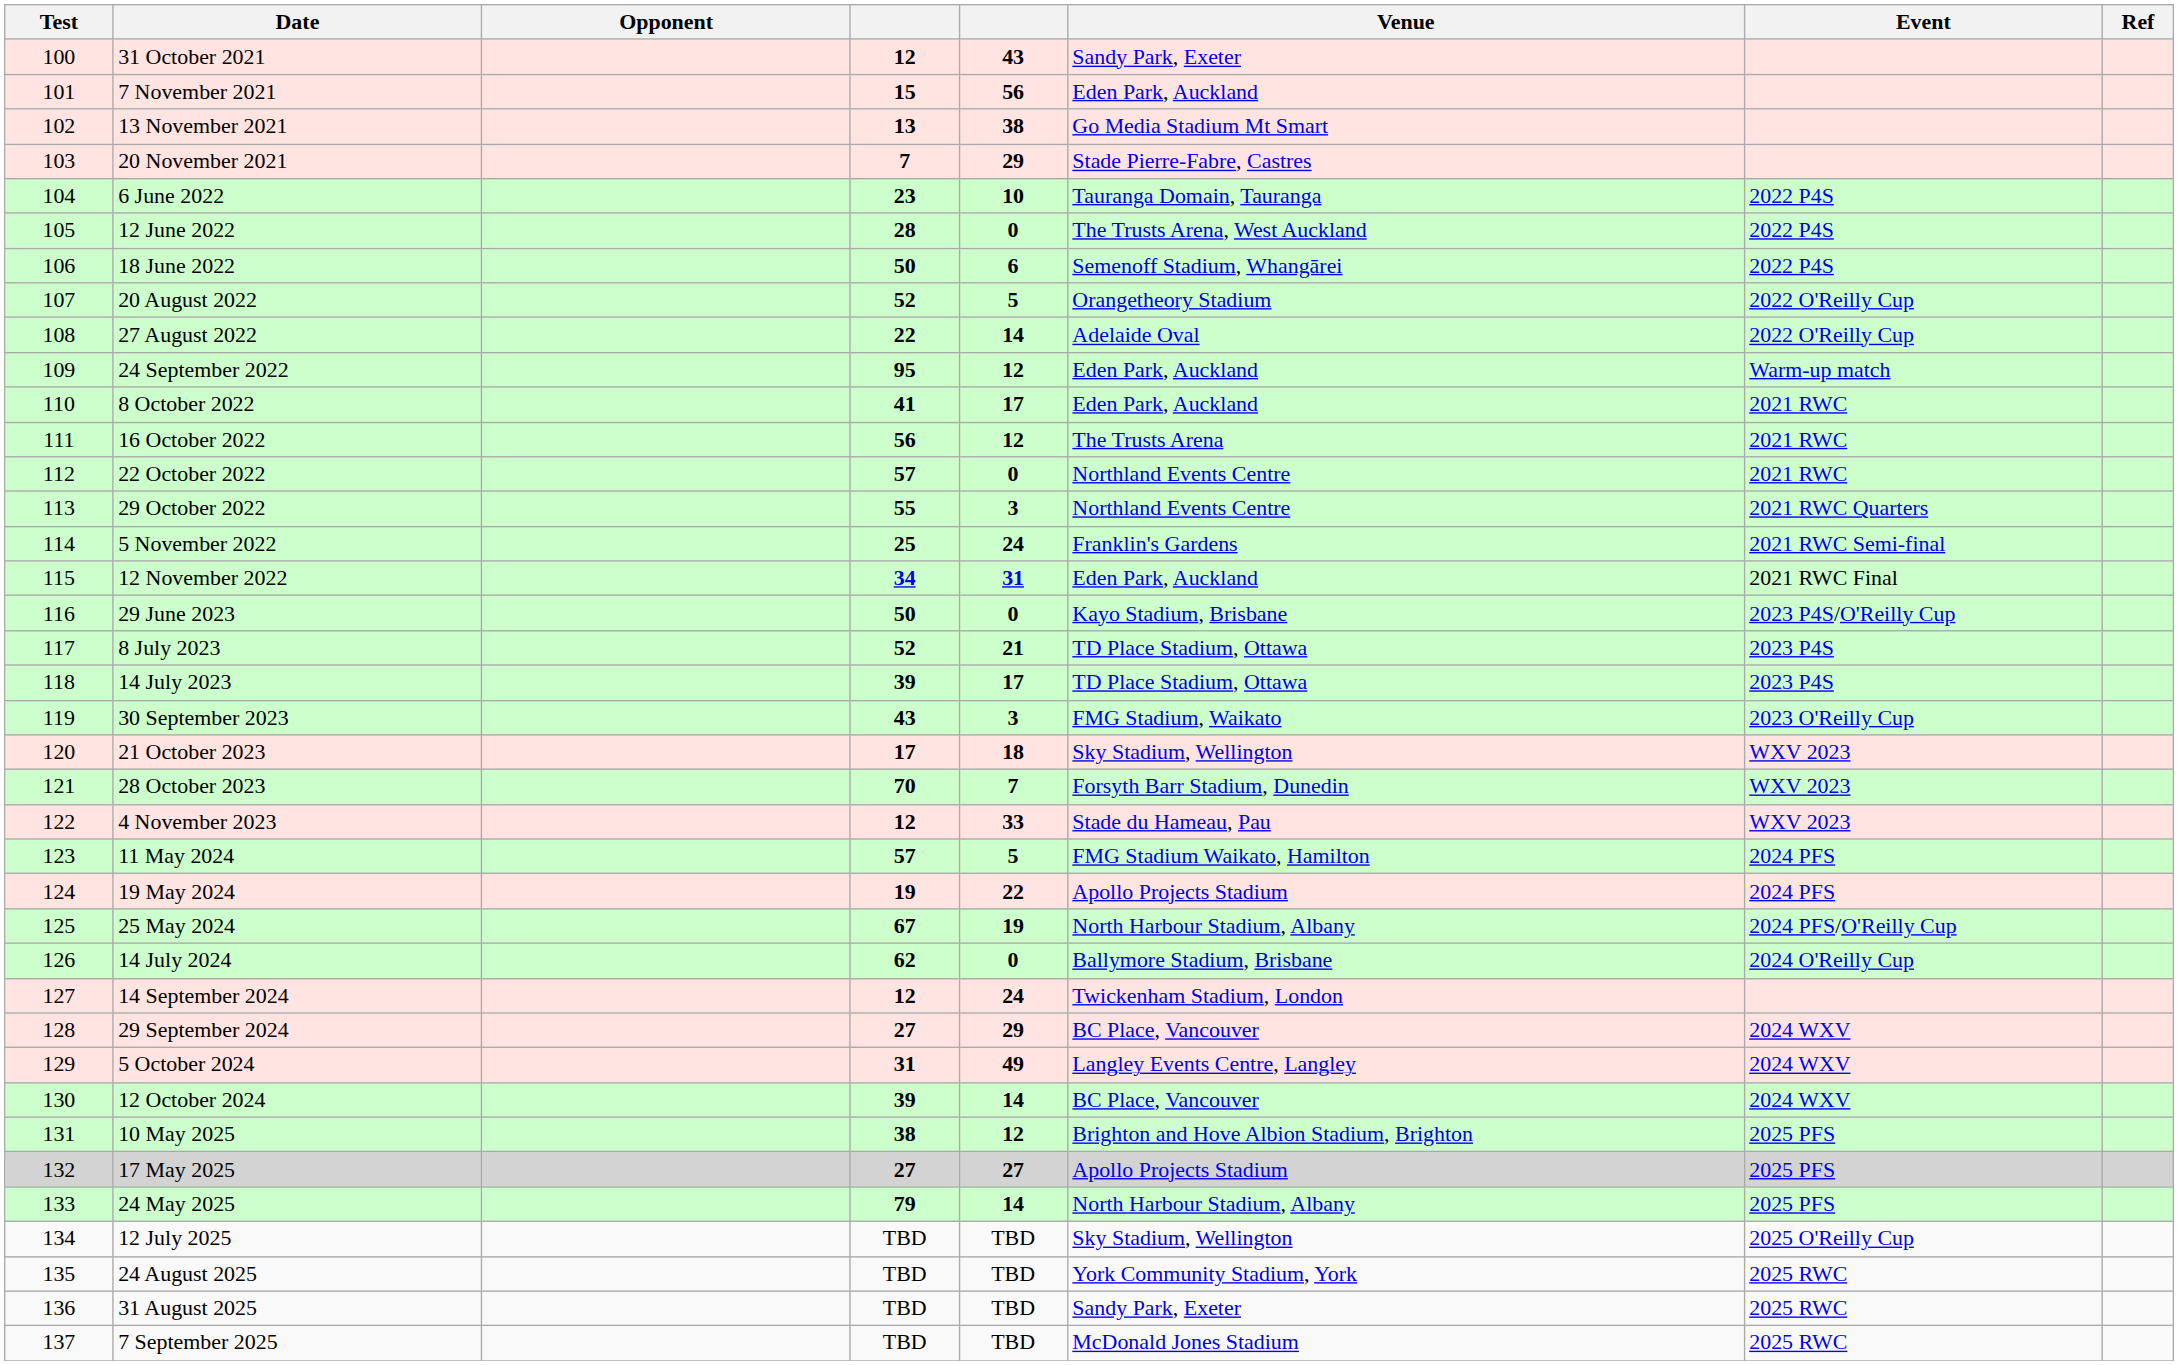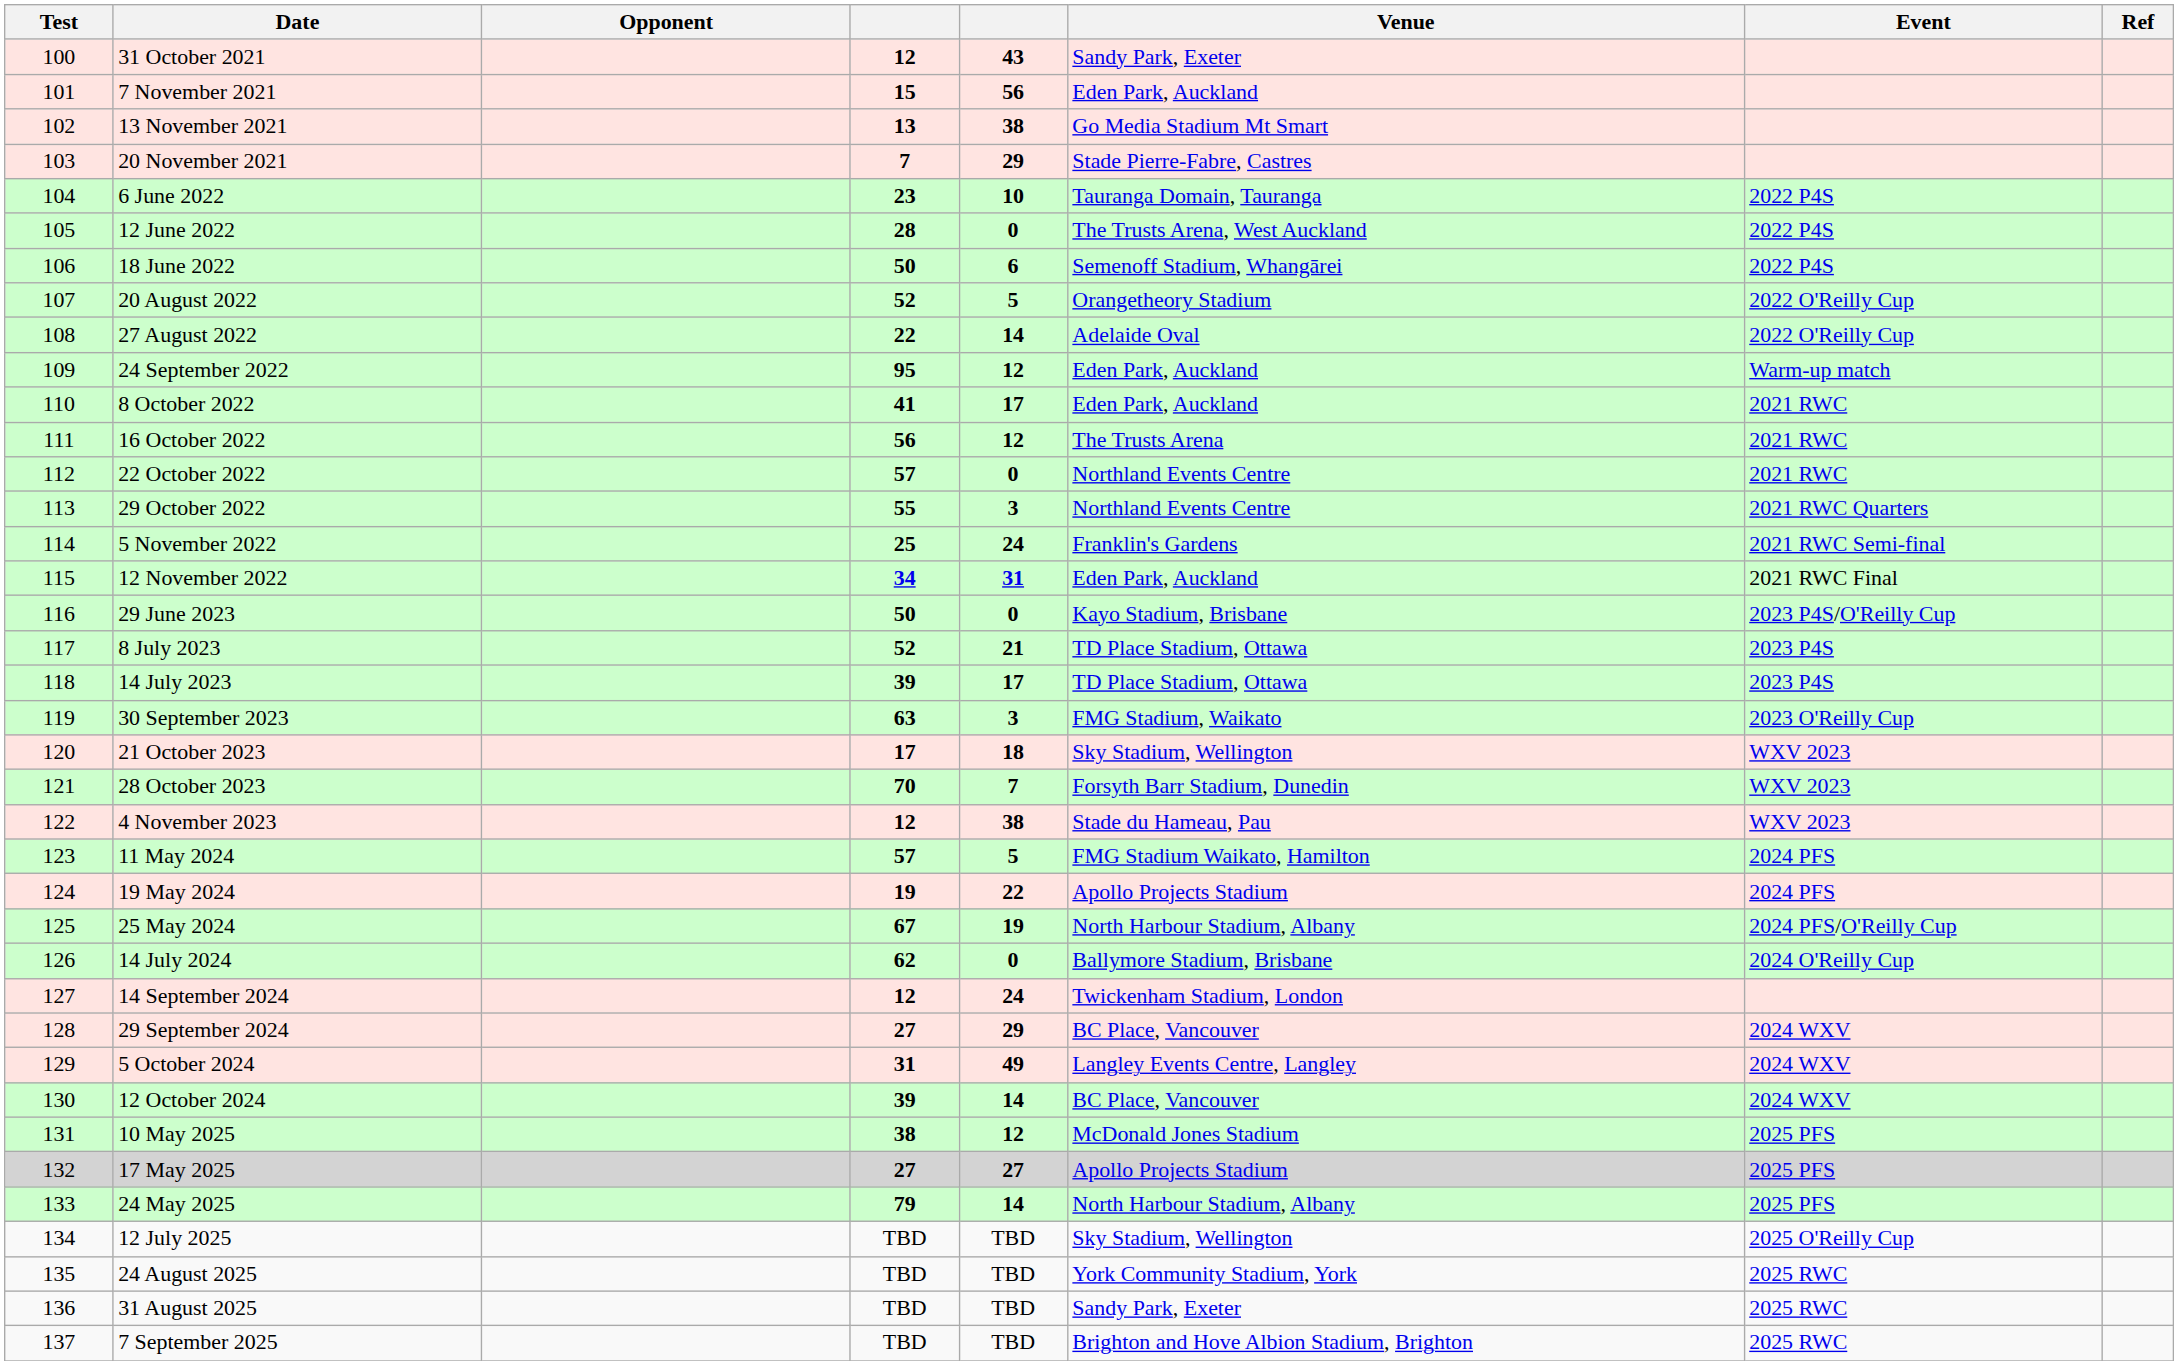(905, 717) 43 -> (905, 717) 63
(1013, 821) 33 -> (1013, 821) 38
(1273, 1134) Brighton and Hove Albion Stadium, Brighton -> (1186, 1134) McDonald Jones Stadium
(1186, 1342) McDonald Jones Stadium -> (1273, 1342) Brighton and Hove Albion Stadium, Brighton
